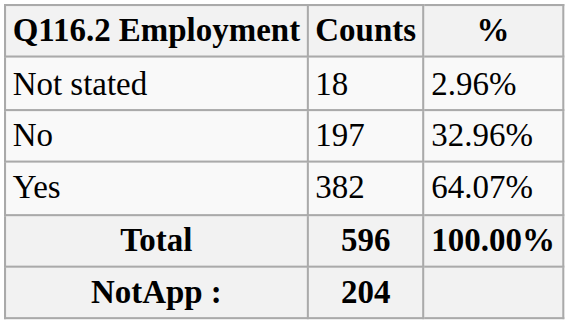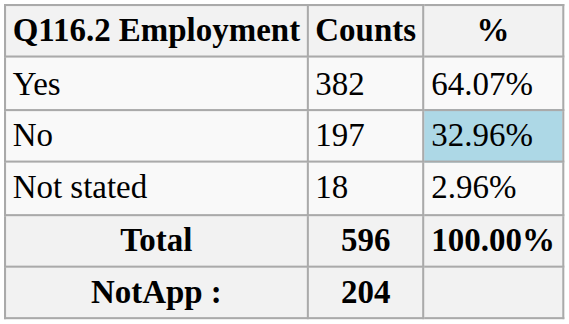rows swapped: (37, 187) <-> (80, 82)
(482, 135) no background -> (482, 135) lightblue background
